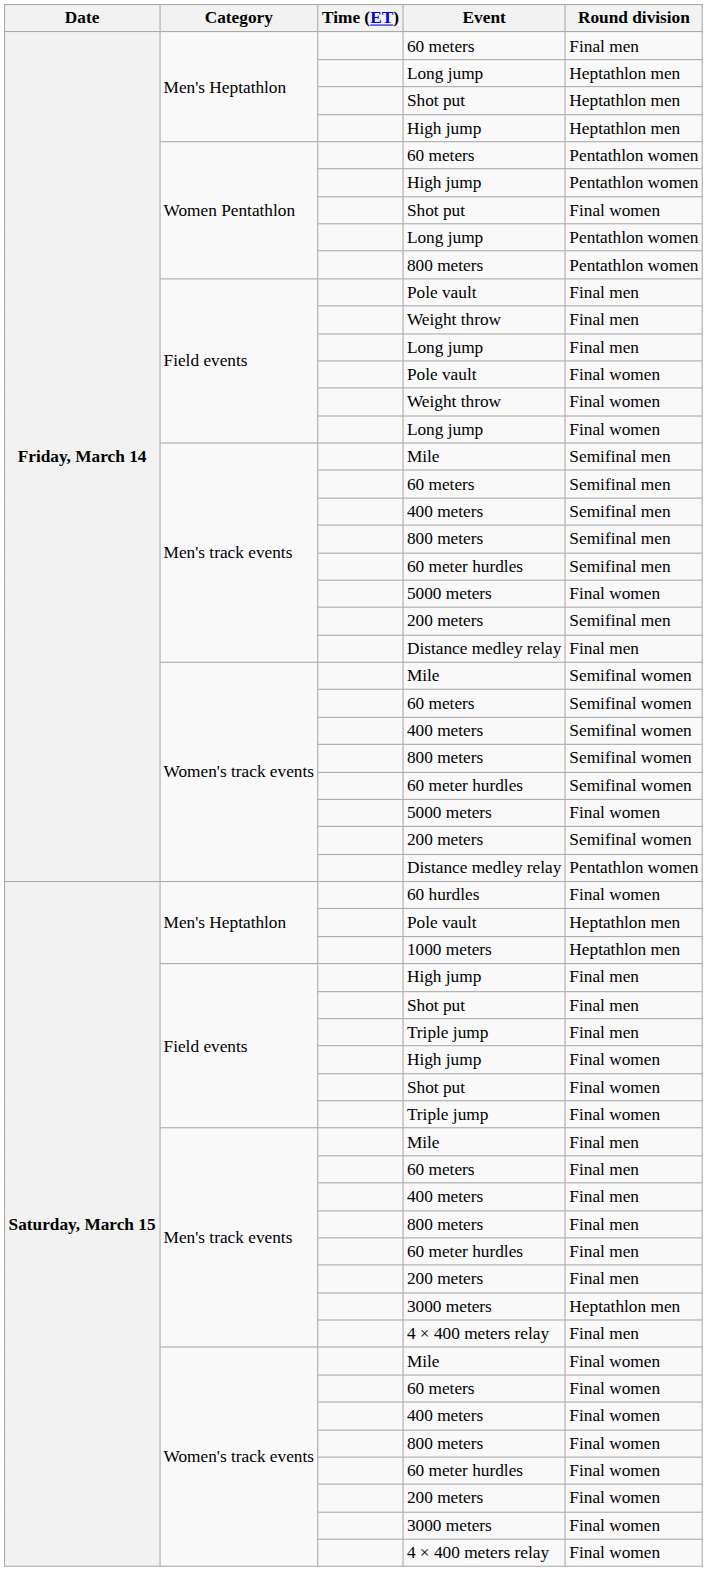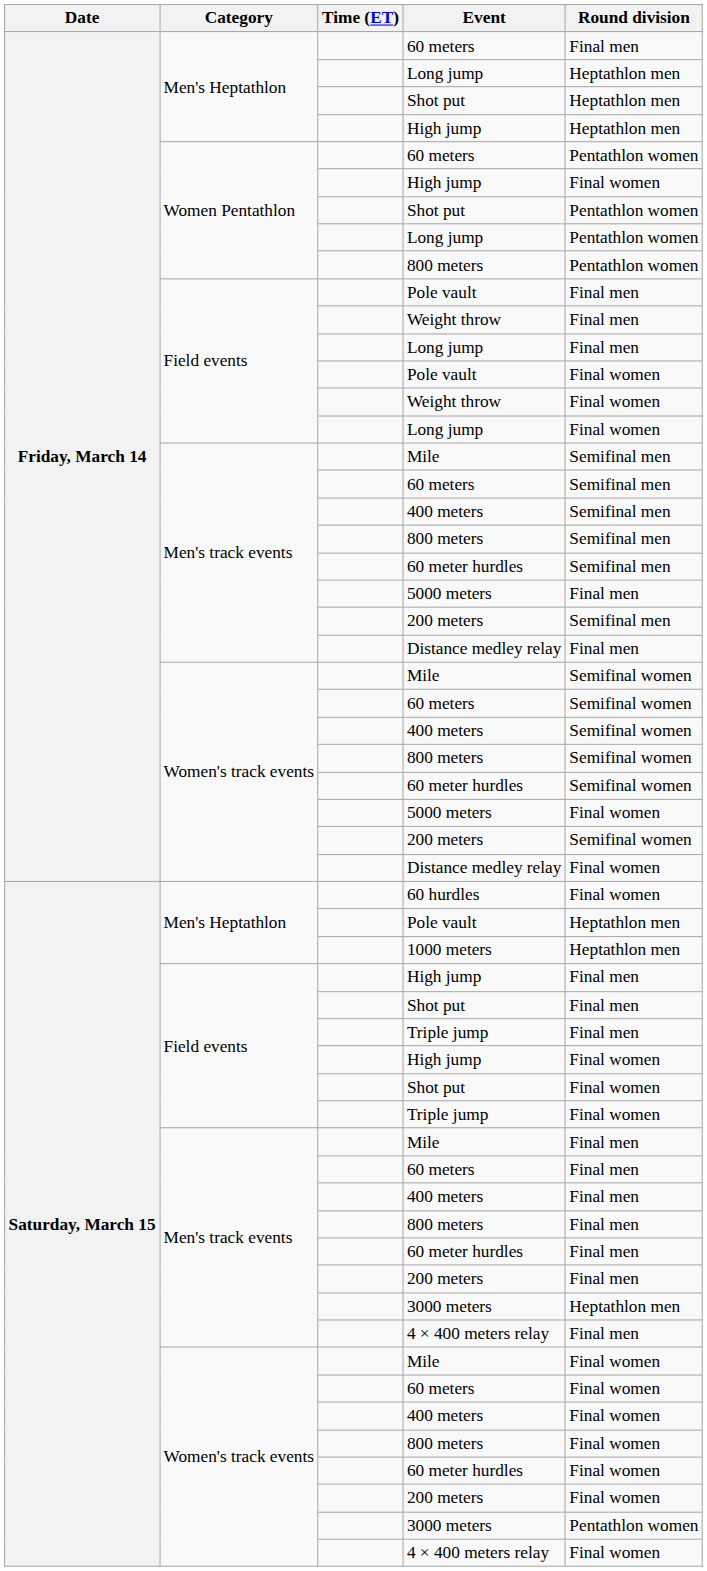(634, 182) Pentathlon women -> (615, 182) Final women
(615, 210) Final women -> (634, 210) Pentathlon women
(615, 593) Final women -> (604, 593) Final men
(634, 867) Pentathlon women -> (615, 867) Final women
(615, 1525) Final women -> (634, 1525) Pentathlon women
